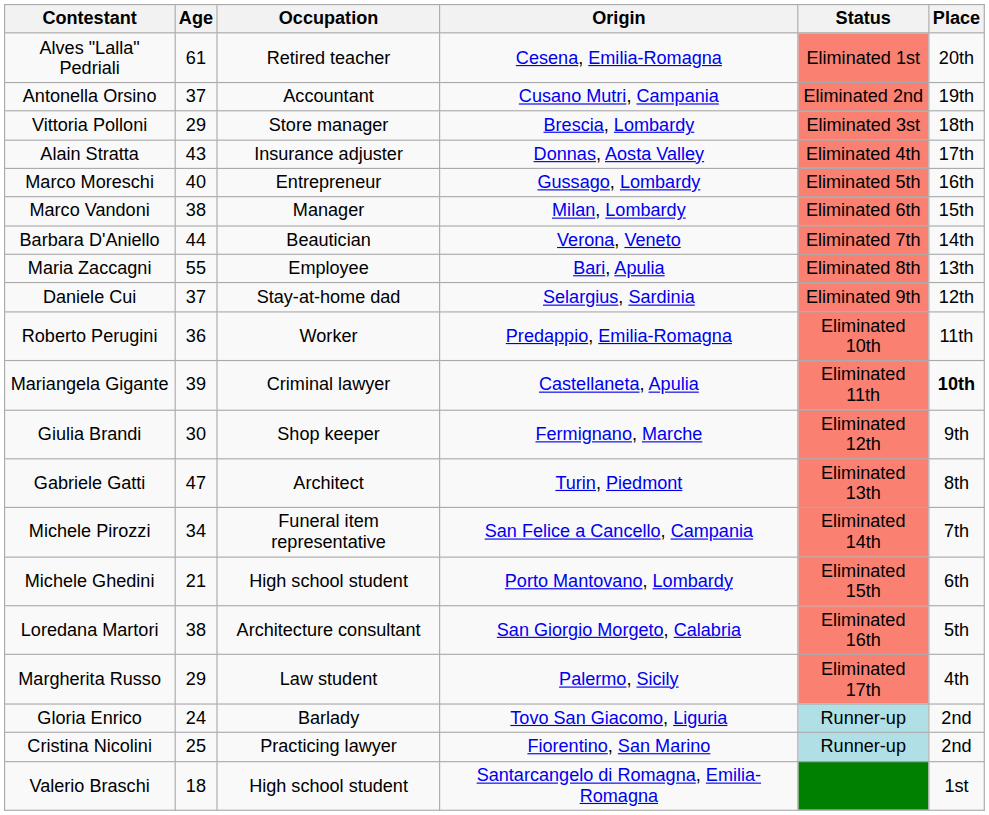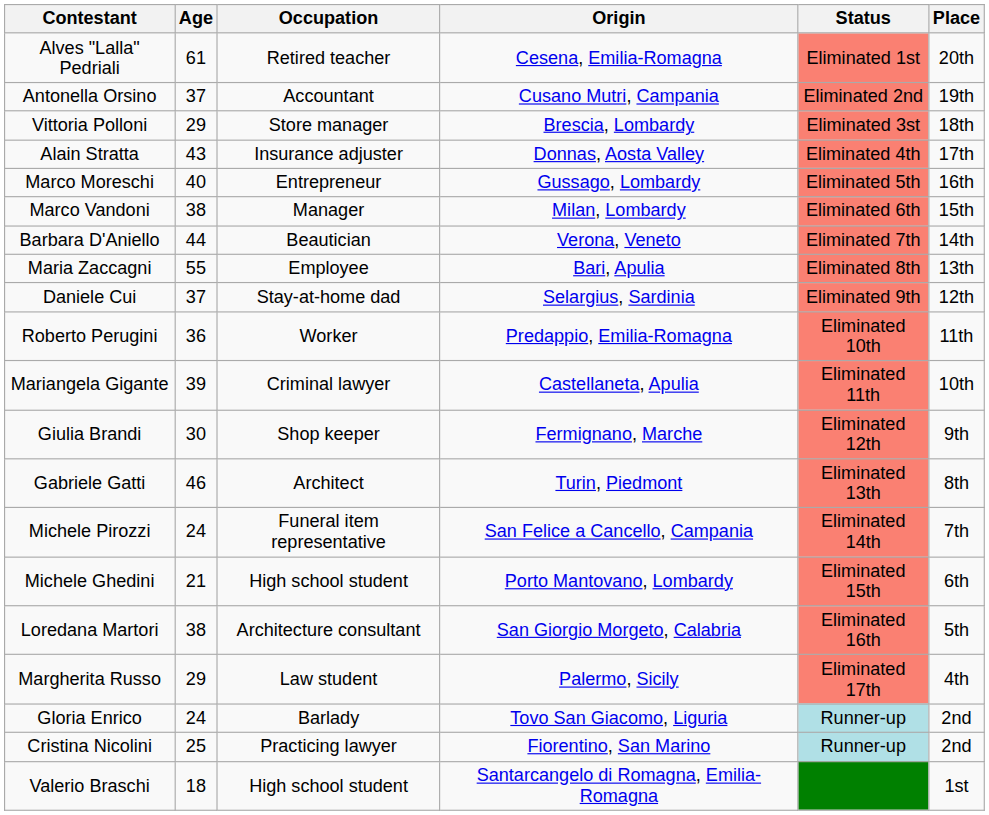(956, 385) bold -> (956, 385) normal
(196, 483) 47 -> (196, 483) 46
(196, 532) 34 -> (196, 532) 24
